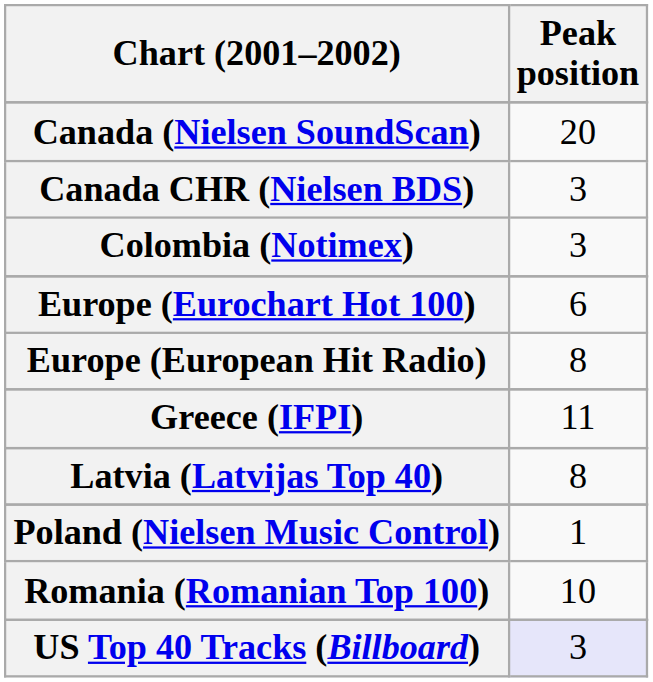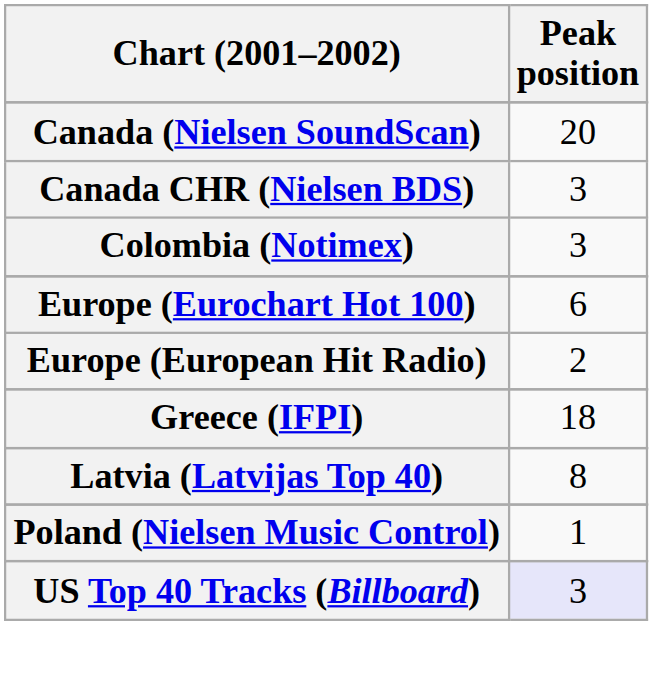(578, 360) 8 -> (578, 360) 2
(578, 417) 11 -> (578, 417) 18
- row: (257, 589)
